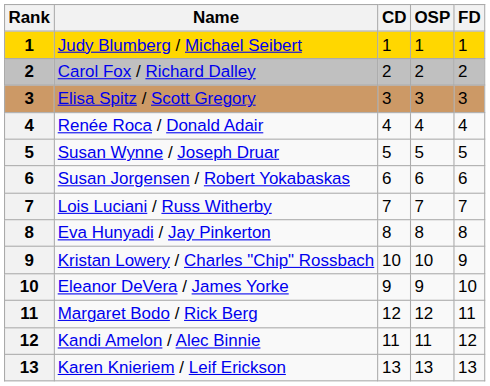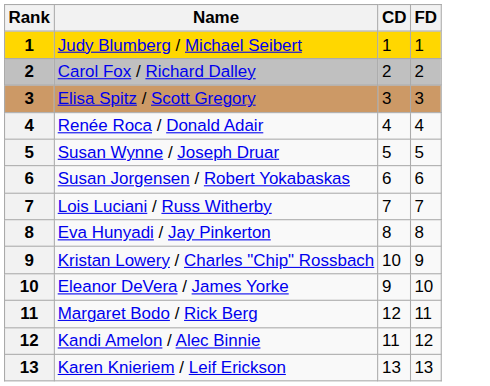- column: (432, 17)
